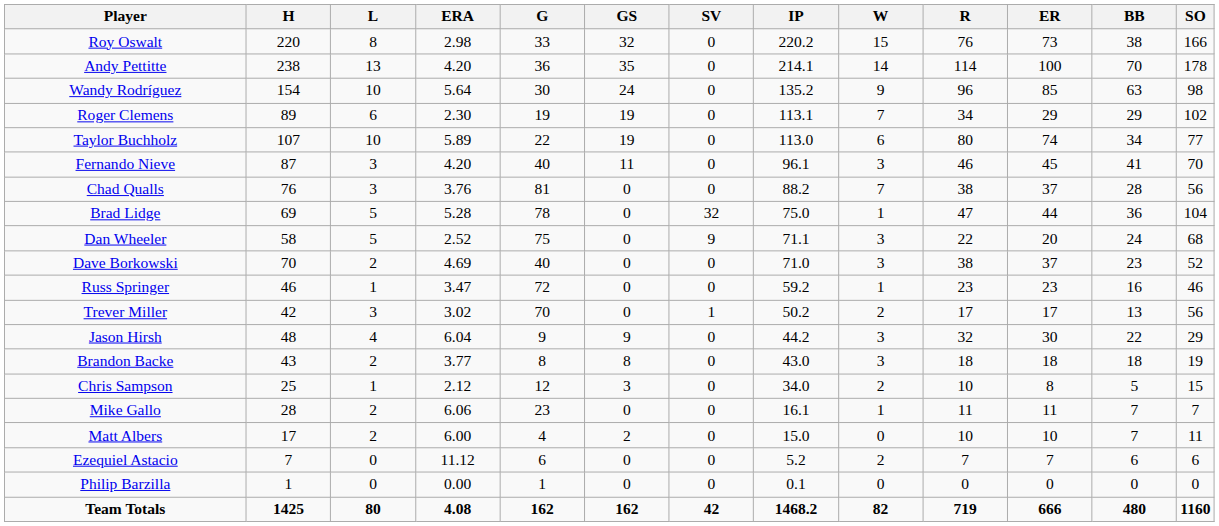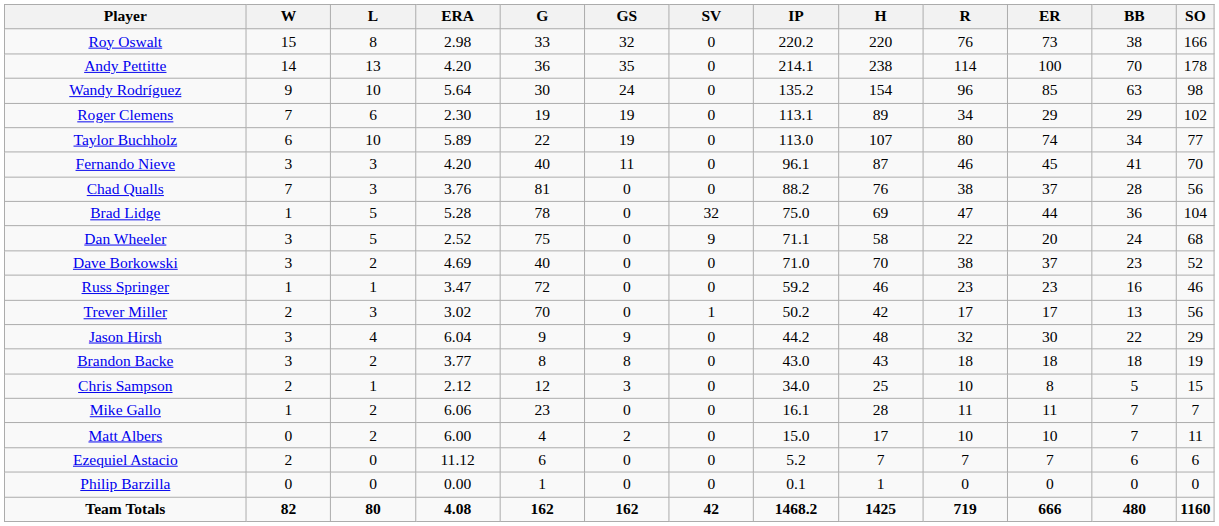columns swapped: (881, 16) <-> (288, 16)
